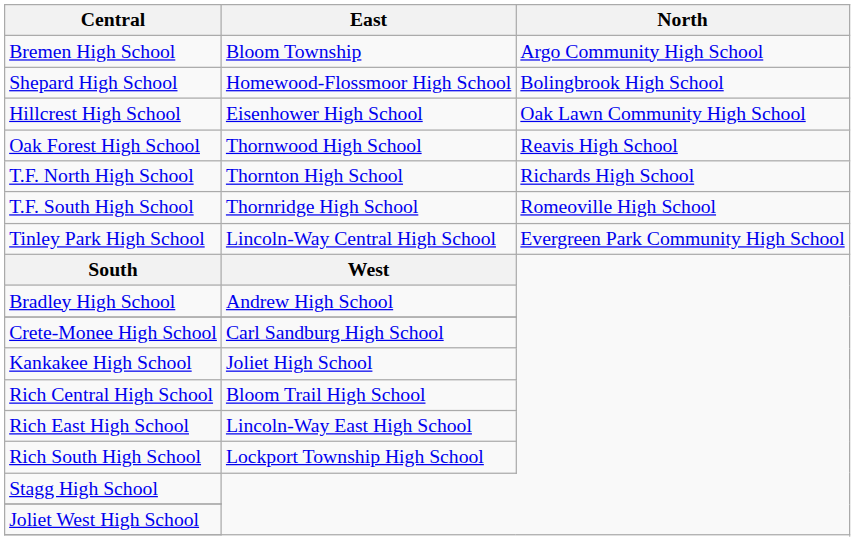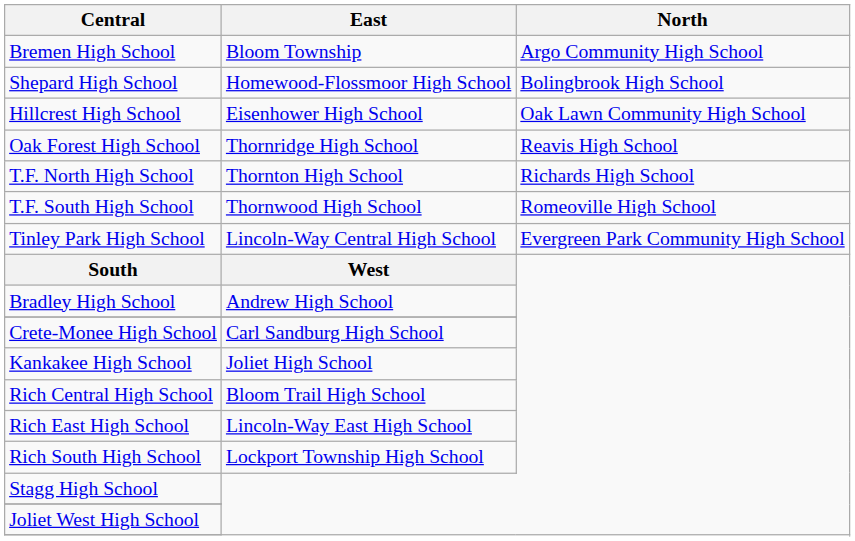(324, 144) Thornwood High School -> (322, 144) Thornridge High School
(322, 207) Thornridge High School -> (324, 207) Thornwood High School
